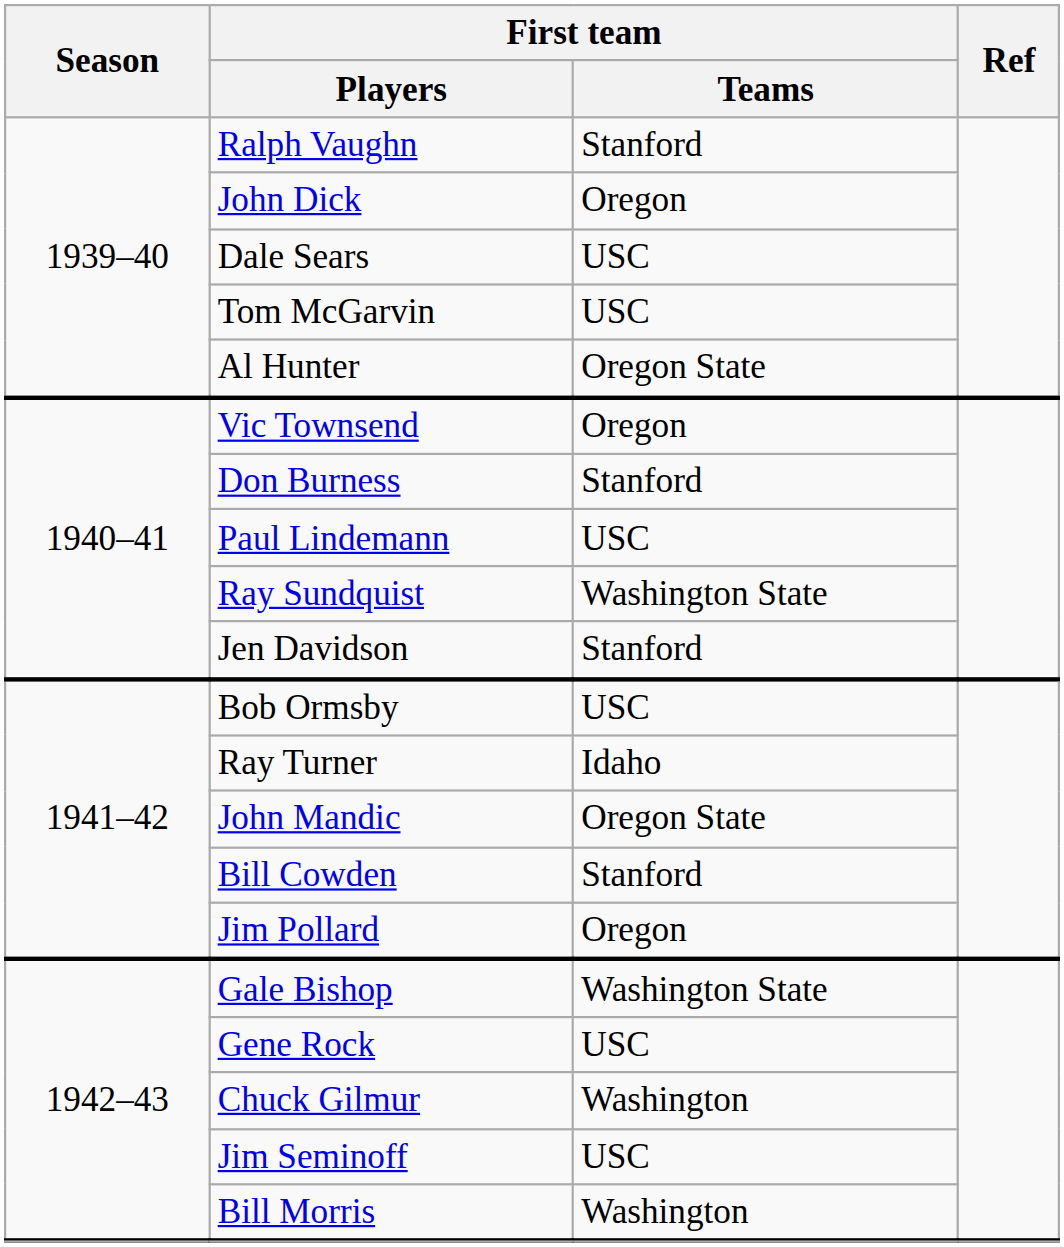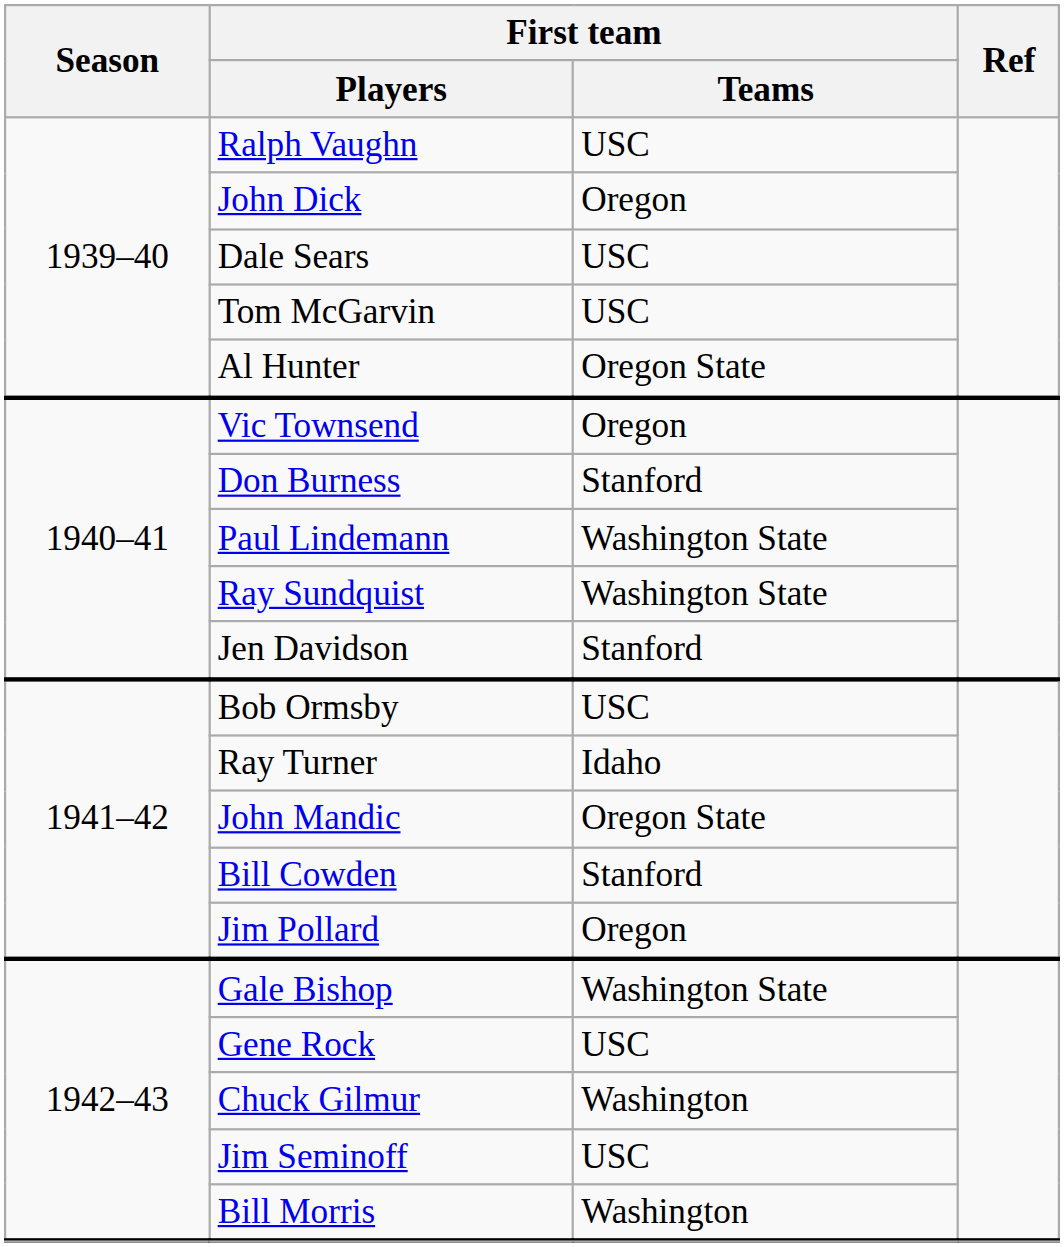(642, 144) Stanford -> (615, 144) USC
(615, 537) USC -> (704, 537) Washington State
